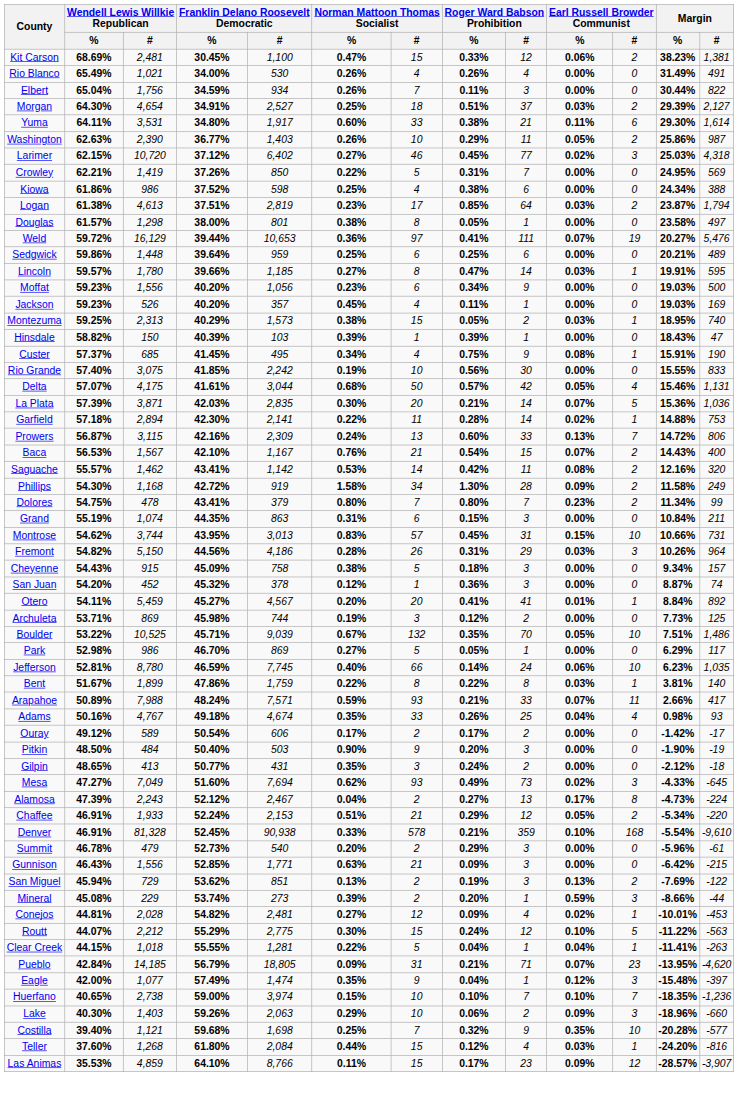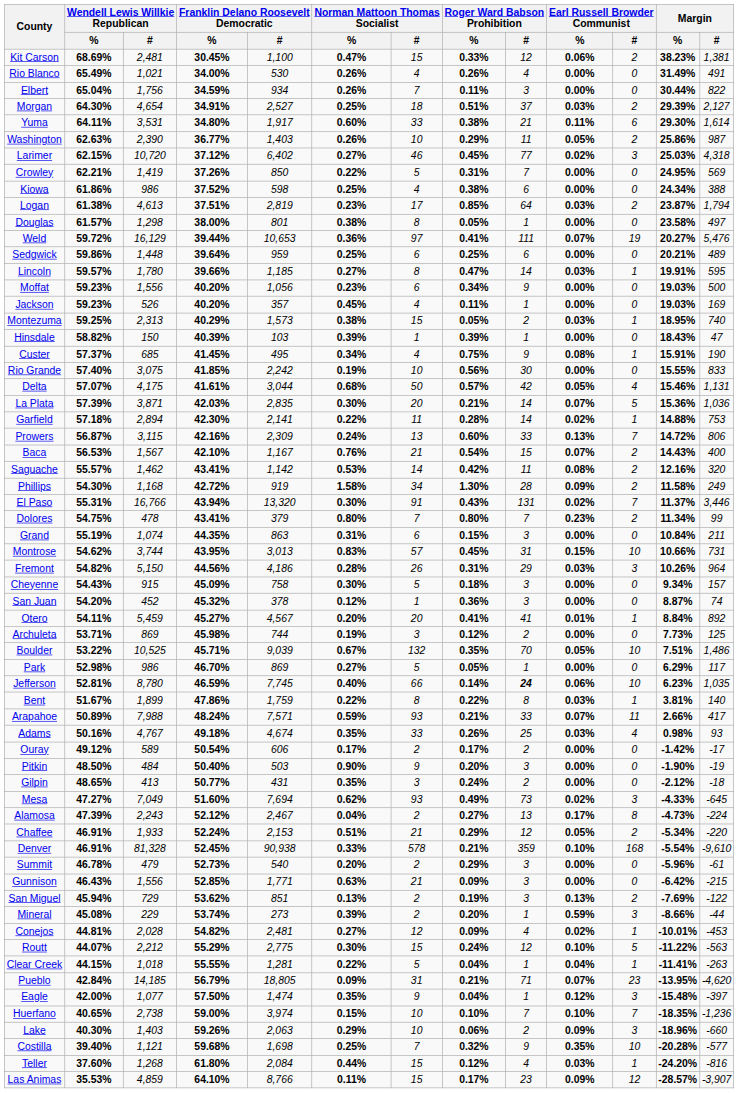+ row: (34, 502)
(352, 568) 0.38% -> (352, 585) 0.30%
(526, 667) normal -> (526, 684) bold
(580, 717) 0.04% -> (580, 733) 0.03%
(212, 981) 57.49% -> (212, 997) 57.50%
